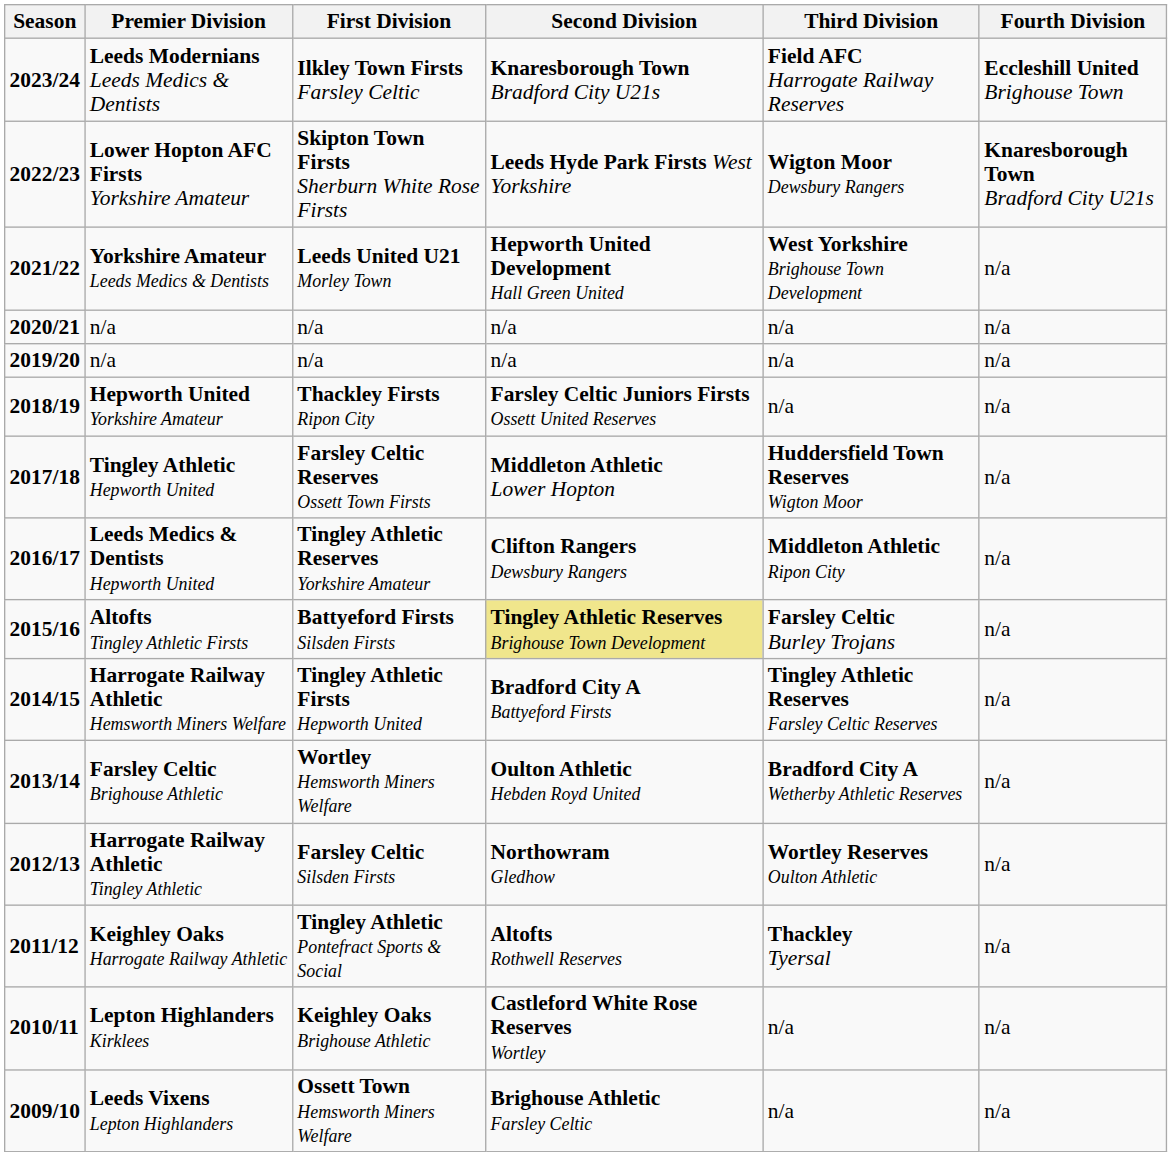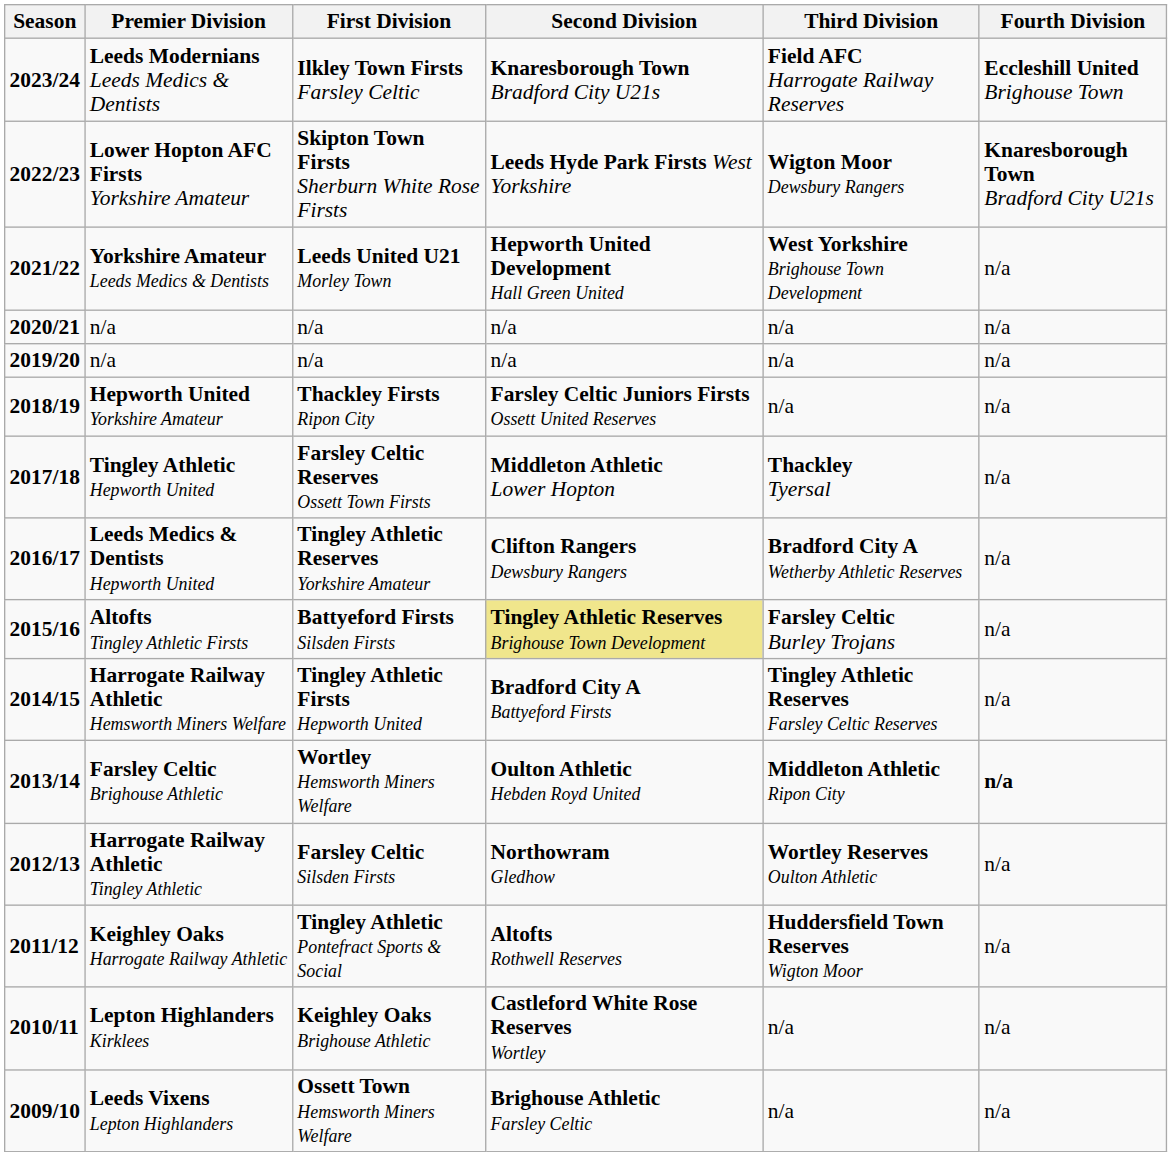(856, 476) Huddersfield Town Reserves Wigton Moor -> (810, 476) Thackley Tyersal
(854, 558) Middleton Athletic Ripon City -> (865, 558) Bradford City A Wetherby Athletic Reserves
(865, 781) Bradford City A Wetherby Athletic Reserves -> (854, 781) Middleton Athletic Ripon City
(997, 781) normal -> (999, 781) bold
(810, 945) Thackley Tyersal -> (856, 945) Huddersfield Town Reserves Wigton Moor
